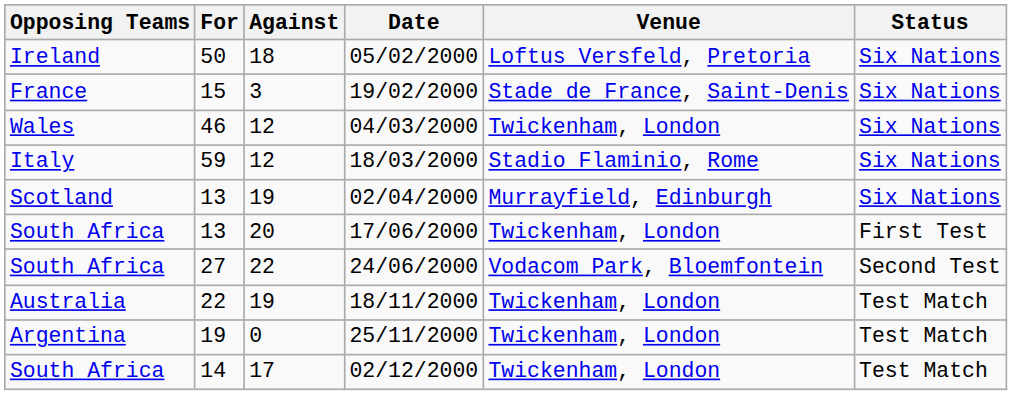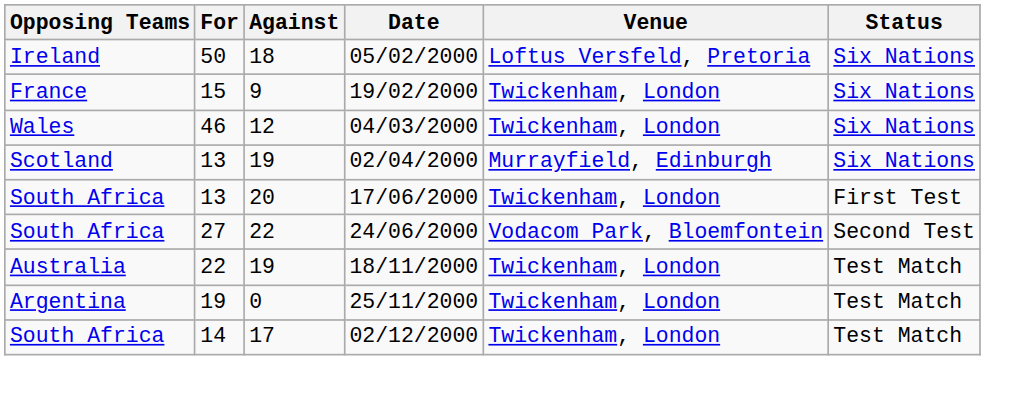(256, 92) 3 -> (256, 92) 9
(669, 92) Stade de France, Saint-Denis -> (604, 92) Twickenham, London
- row: (414, 162)
